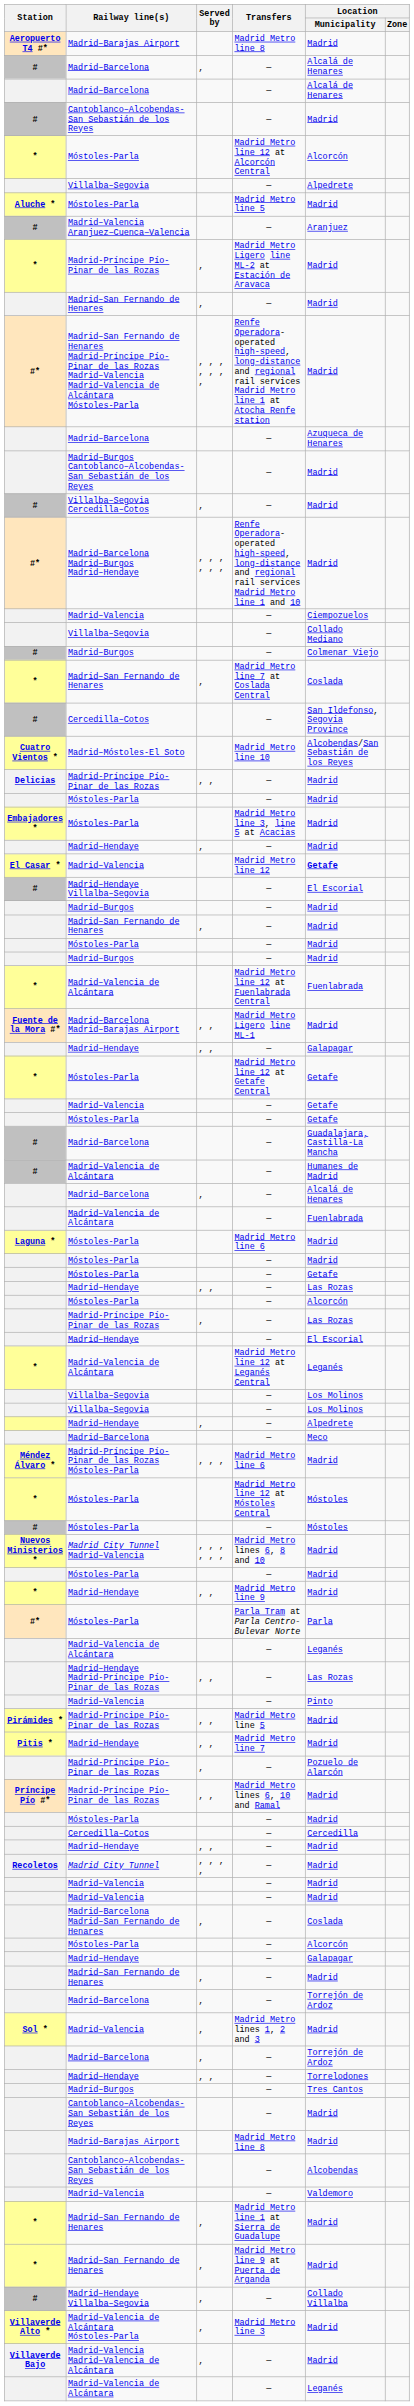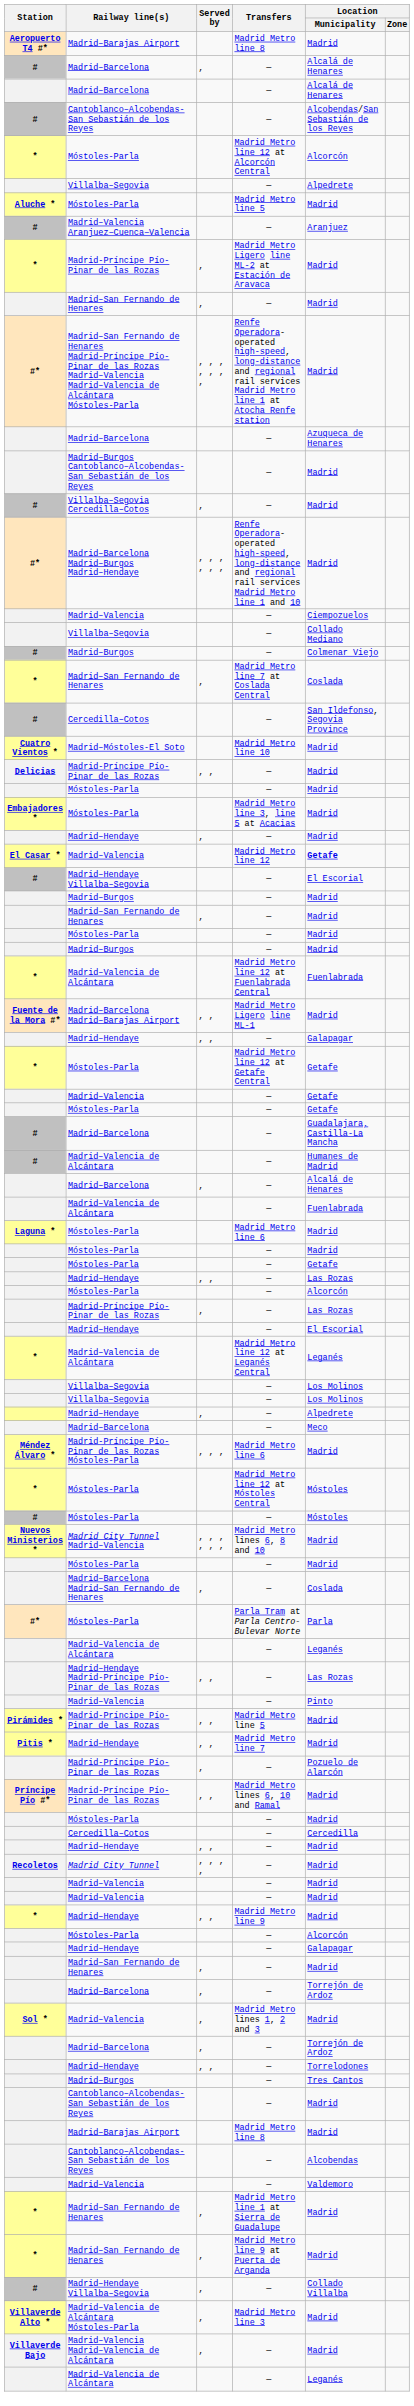(323, 119) Madrid -> (343, 119) Alcobendas/San Sebastián de los Reyes
(343, 753) Alcobendas/San Sebastián de los Reyes -> (323, 748) Madrid
rows swapped: (35, 1593) <-> (35, 1922)
